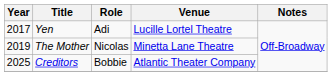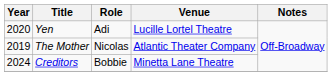(19, 29) 2017 -> (19, 29) 2020
(184, 46) Minetta Lane Theatre -> (194, 46) Atlantic Theater Company
(19, 63) 2025 -> (19, 63) 2024
(194, 63) Atlantic Theater Company -> (184, 63) Minetta Lane Theatre
